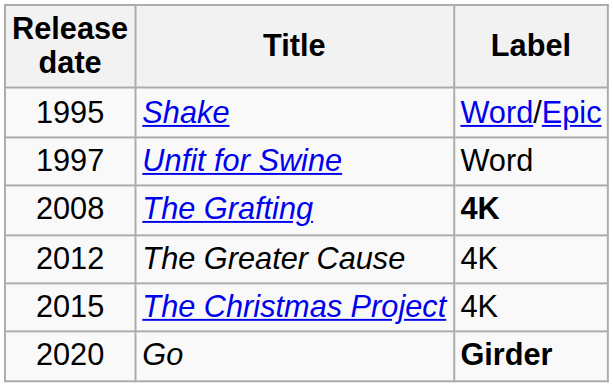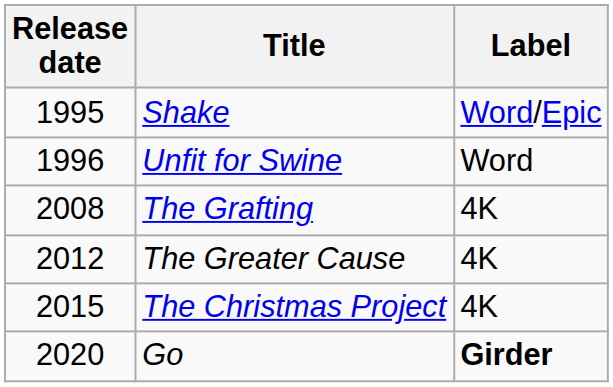(70, 160) 1997 -> (70, 160) 1996
(480, 209) bold -> (479, 209) normal
